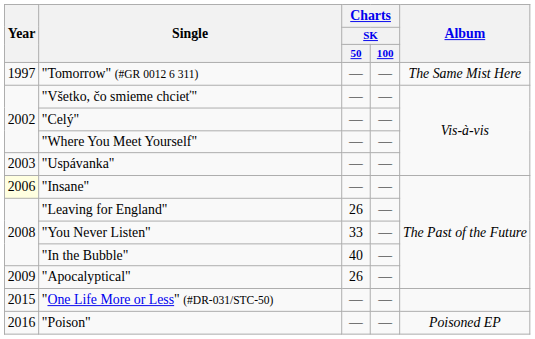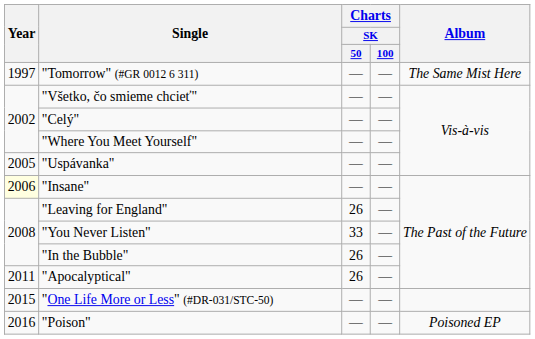(22, 163) 2003 -> (22, 163) 2005
(356, 254) 40 -> (356, 254) 26
(22, 277) 2009 -> (22, 277) 2011
